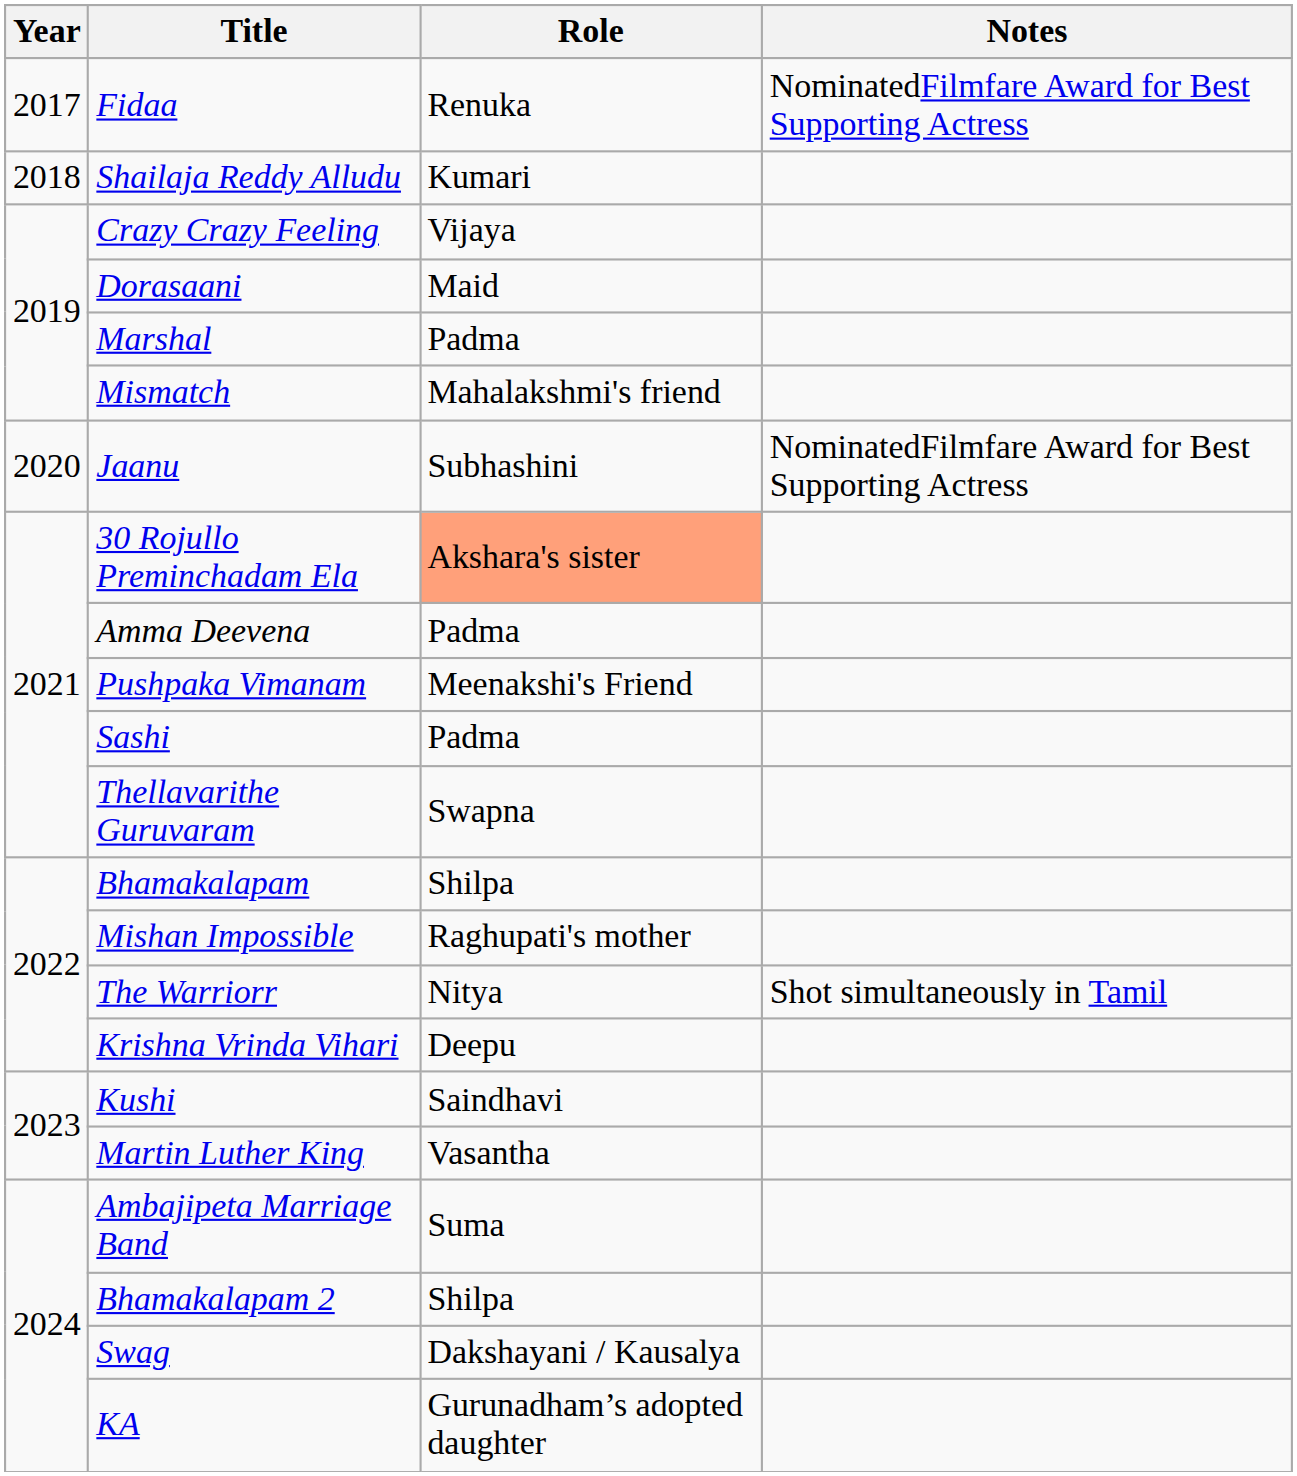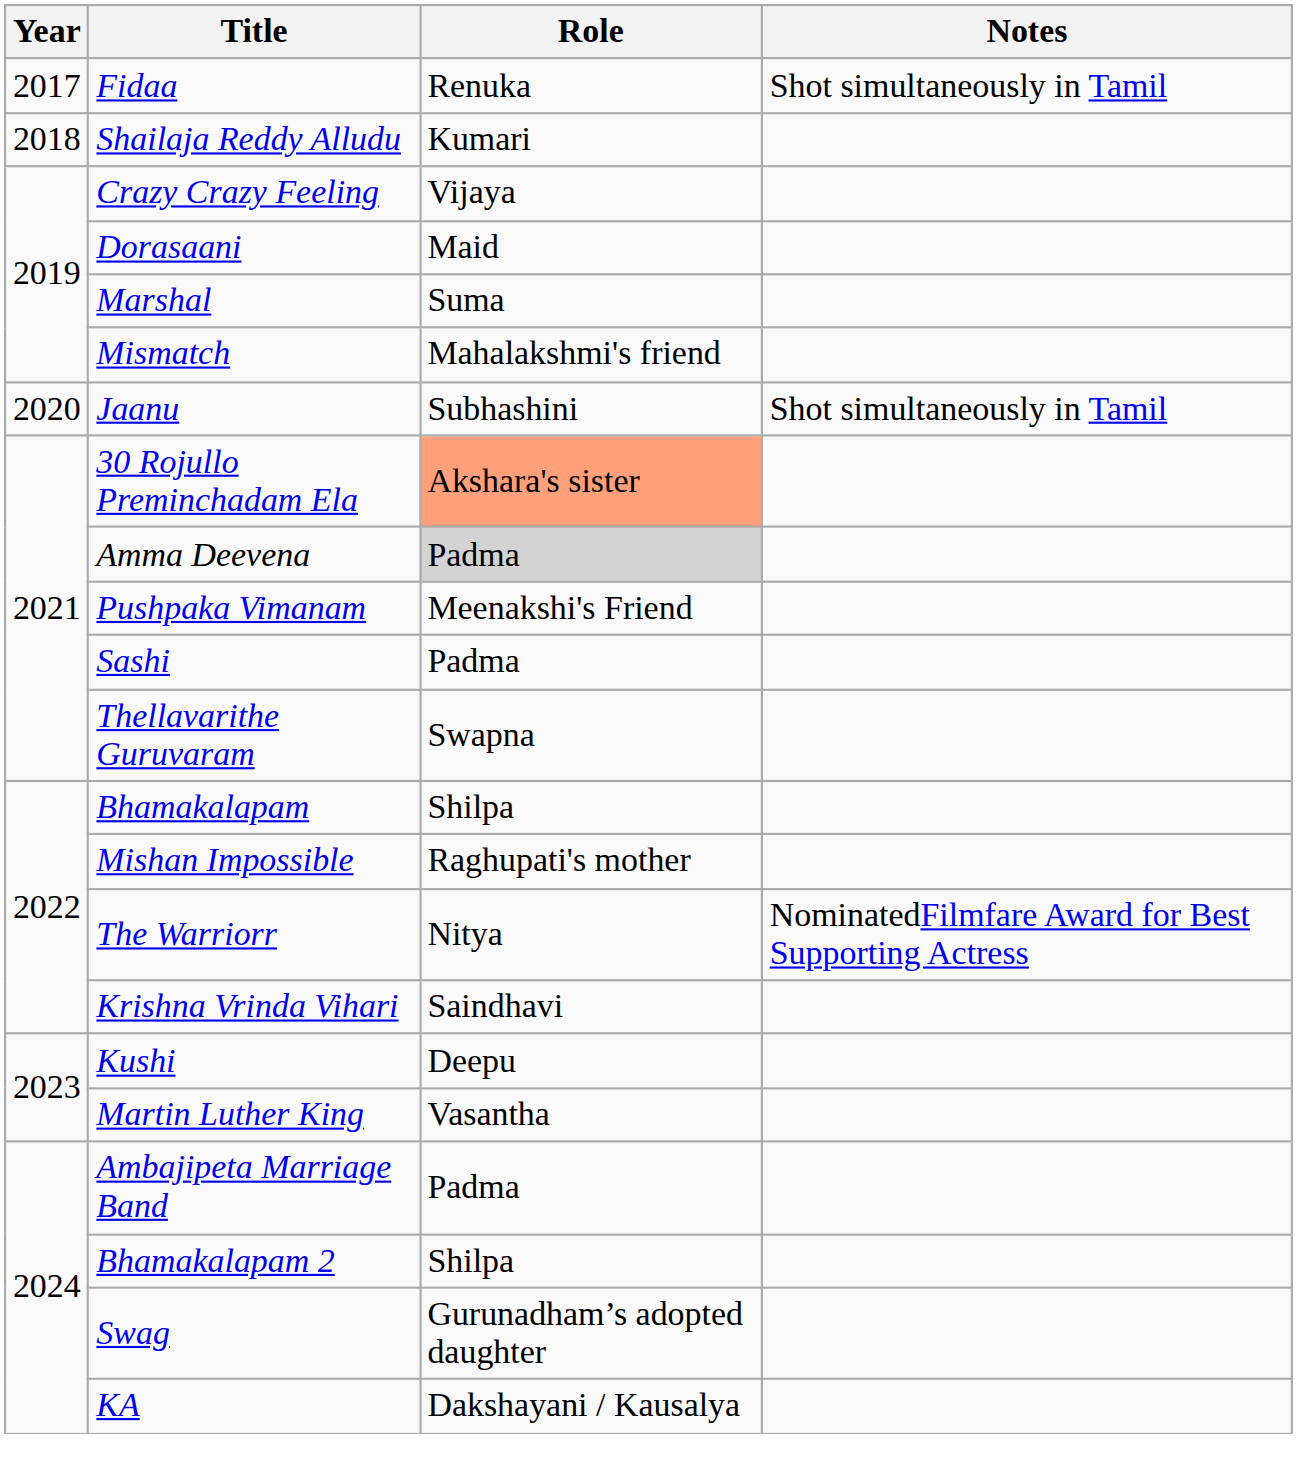(1010, 104) NominatedFilmfare Award for Best Supporting Actress -> (968, 85) Shot simultaneously in Tamil
(474, 338) Padma -> (466, 300) Suma
(1010, 465) NominatedFilmfare Award for Best Supporting Actress -> (968, 407) Shot simultaneously in Tamil
(474, 630) no background -> (474, 553) lightgrey background
(968, 990) Shot simultaneously in Tamil -> (1010, 933) NominatedFilmfare Award for Best Supporting Actress
(472, 1044) Deepu -> (495, 1006) Saindhavi
(495, 1098) Saindhavi -> (472, 1060) Deepu
(466, 1225) Suma -> (474, 1187) Padma
(584, 1351) Dakshayani / Kausalya -> (585, 1332) Gurunadham’s adopted daughter
(585, 1424) Gurunadham’s adopted daughter -> (584, 1405) Dakshayani / Kausalya
